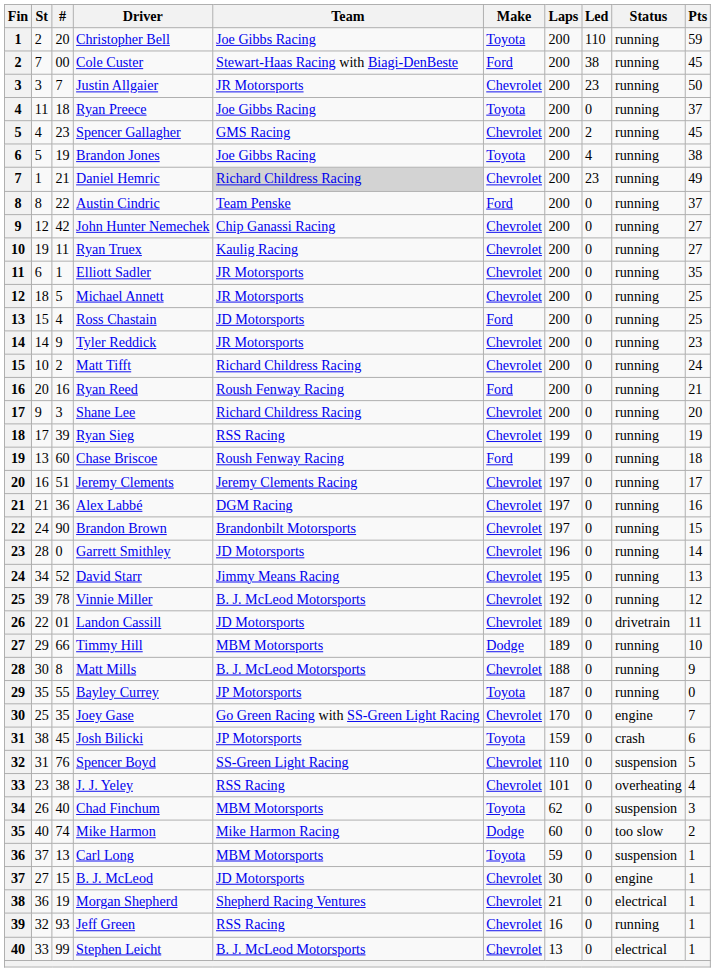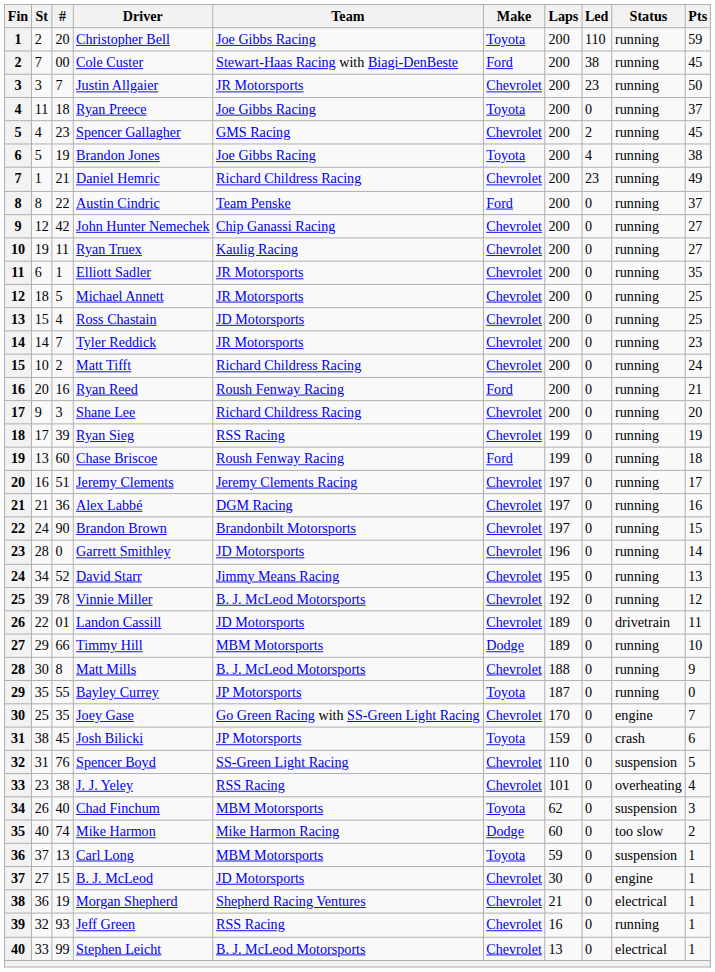(289, 179) lightgrey background -> (289, 179) no background
(500, 319) Ford -> (514, 319) Chevrolet
(59, 342) 9 -> (59, 342) 7
